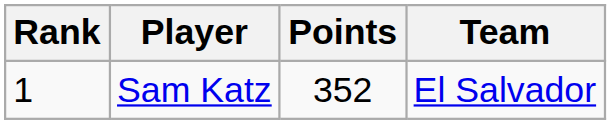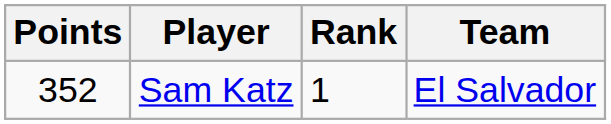columns swapped: (57, 32) <-> (343, 32)
